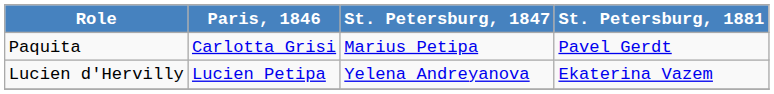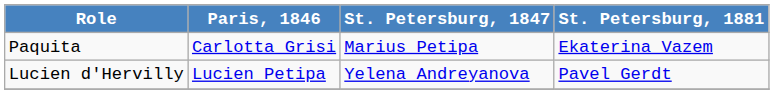(615, 47) Pavel Gerdt -> (636, 47) Ekaterina Vazem
(636, 75) Ekaterina Vazem -> (615, 75) Pavel Gerdt
